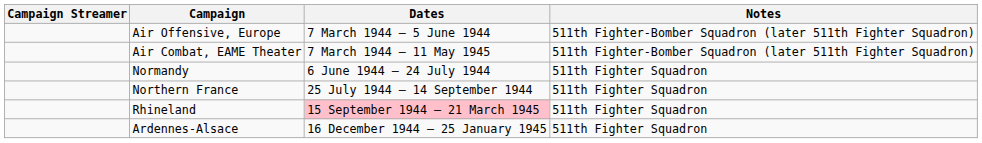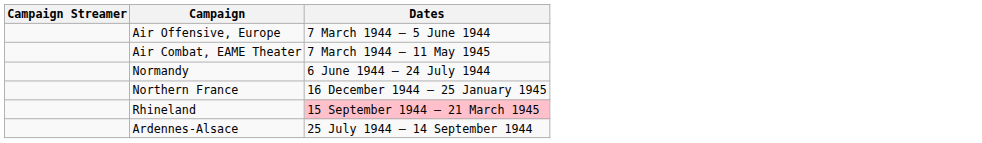- column: (764, 14)
(420, 90) 25 July 1944 – 14 September 1944 -> (427, 90) 16 December 1944 – 25 January 1945
(427, 128) 16 December 1944 – 25 January 1945 -> (420, 128) 25 July 1944 – 14 September 1944
